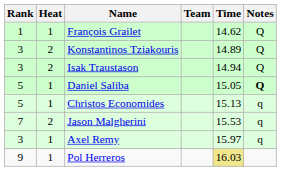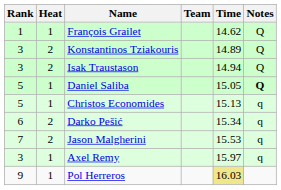+ row: (95, 121)
